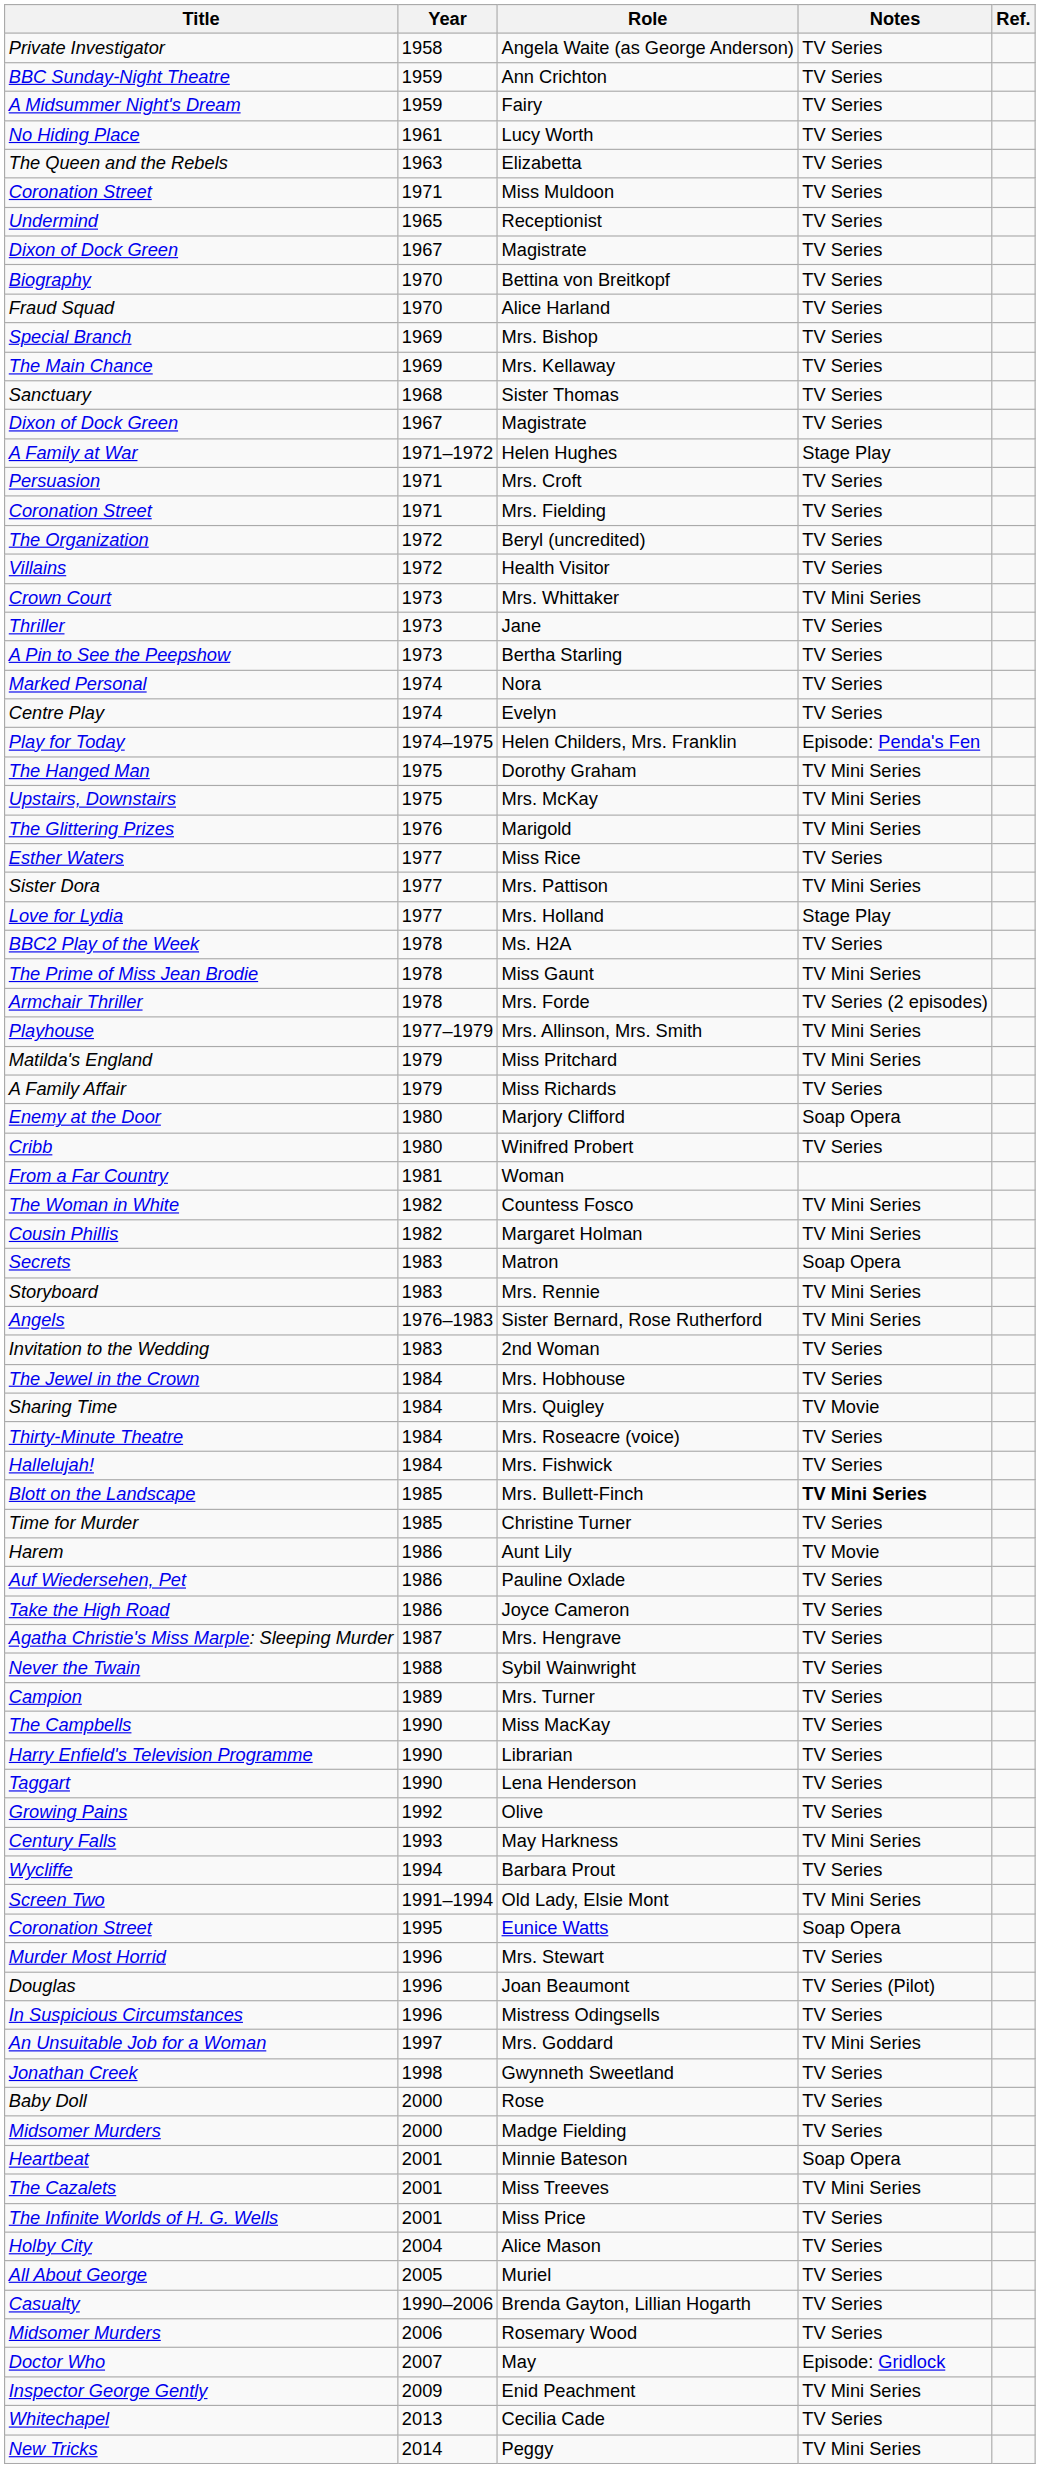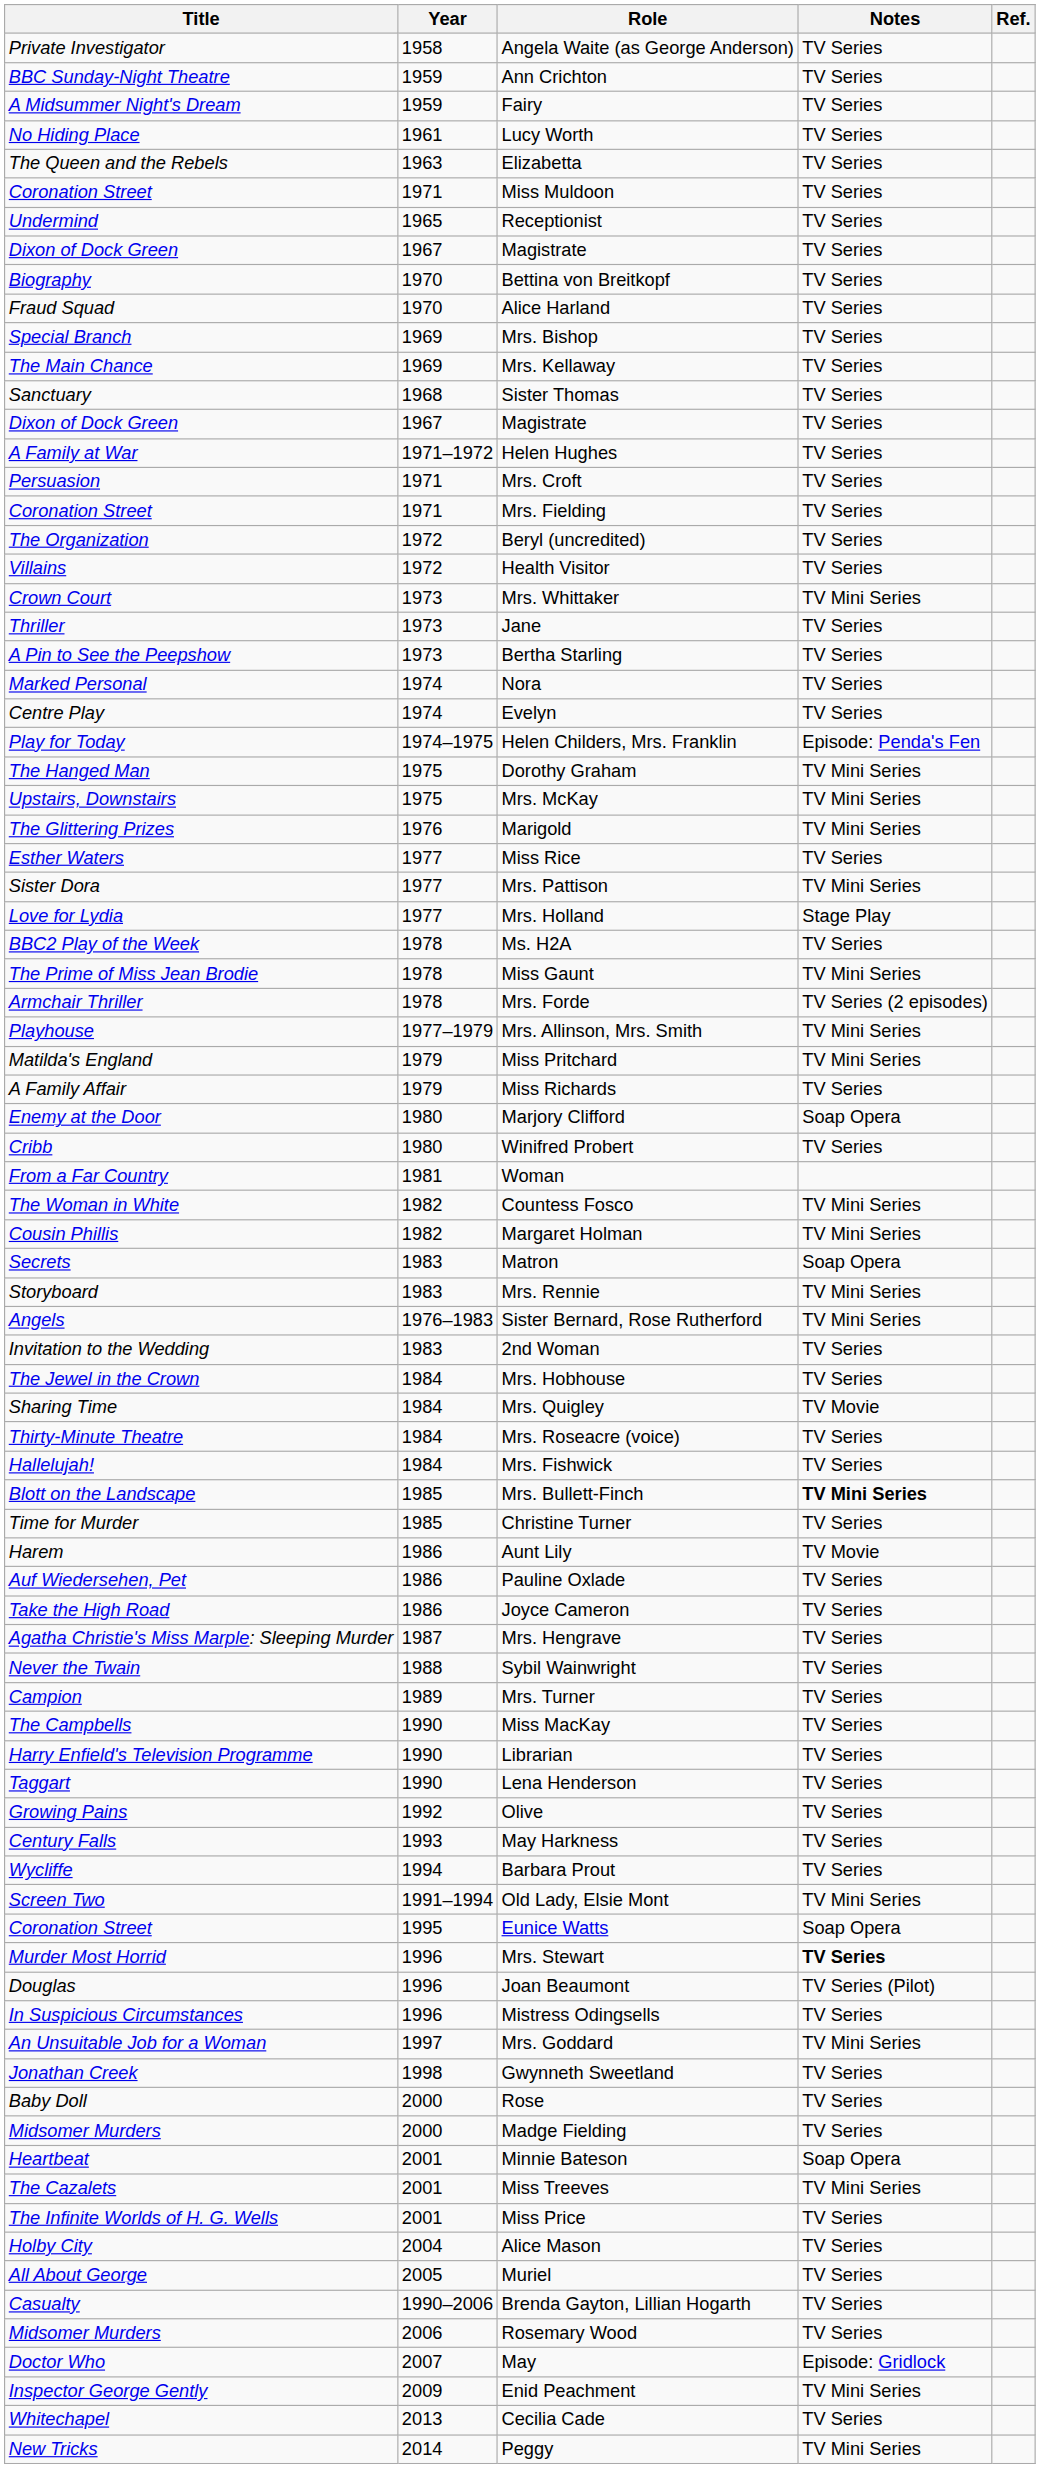(846, 452) Stage Play -> (842, 452) TV Series
(862, 1841) TV Mini Series -> (842, 1841) TV Series
(842, 1957) normal -> (844, 1957) bold
